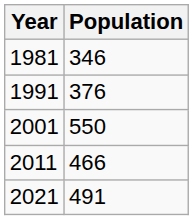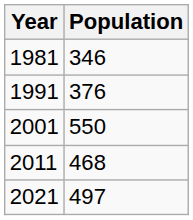(88, 162) 466 -> (88, 162) 468
(88, 197) 491 -> (88, 197) 497
